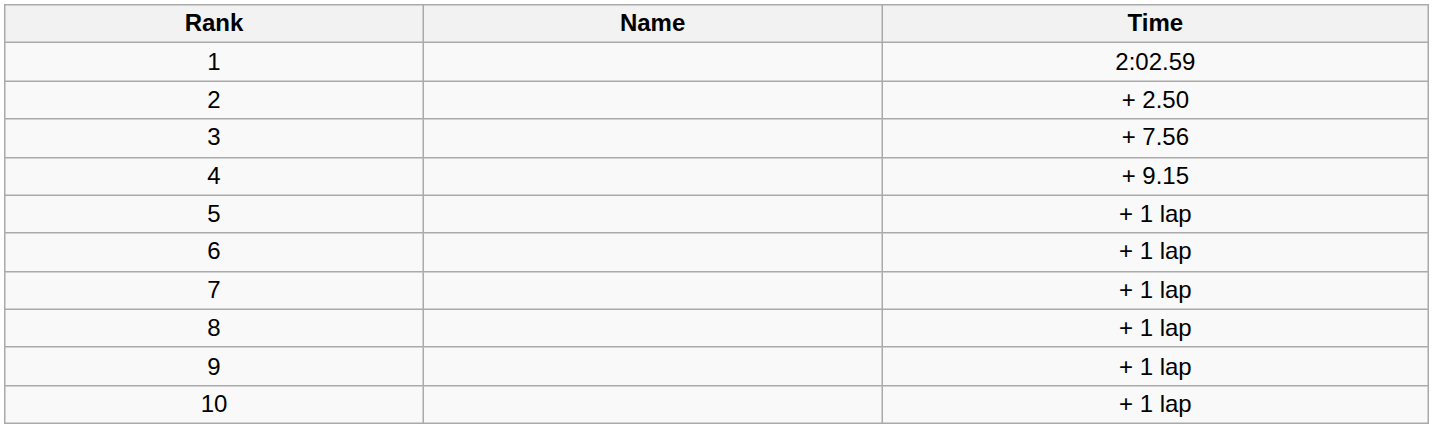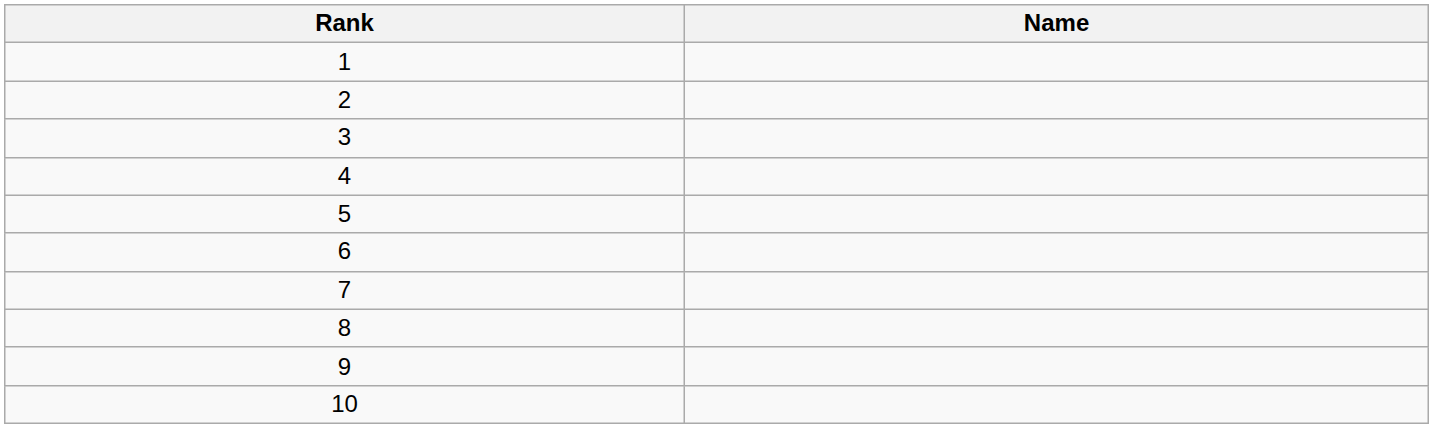- column: (1155, 23)
